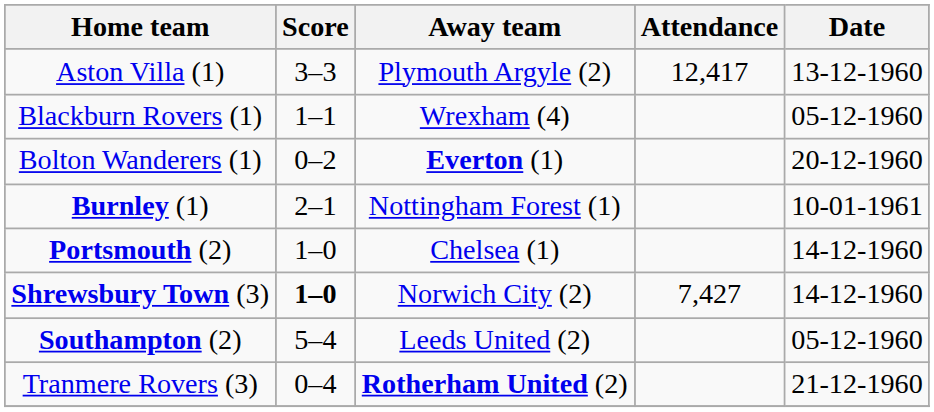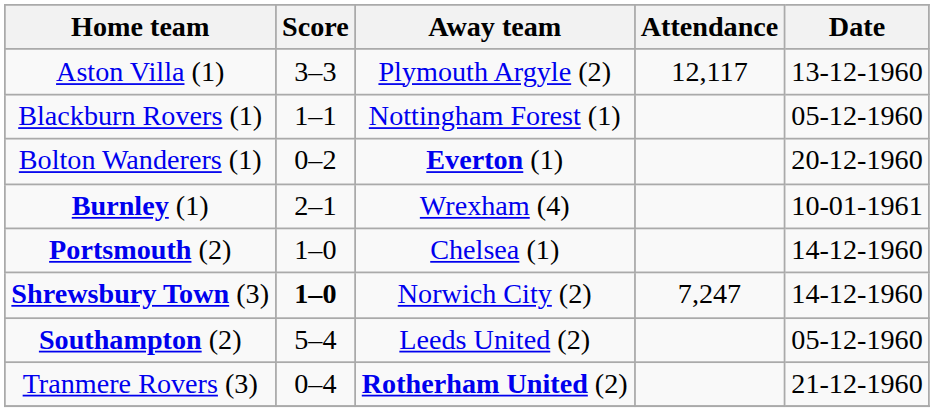(710, 71) 12,417 -> (710, 71) 12,117
(495, 116) Wrexham (4) -> (495, 116) Nottingham Forest (1)
(495, 205) Nottingham Forest (1) -> (495, 205) Wrexham (4)
(710, 294) 7,427 -> (710, 294) 7,247
